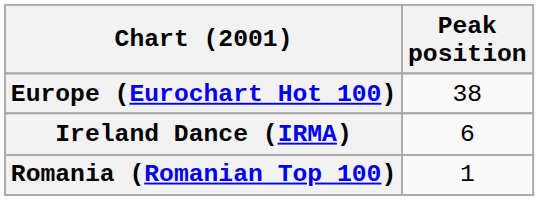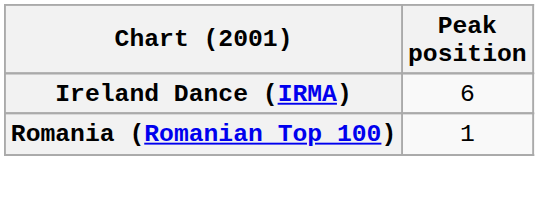- row: (204, 94)
